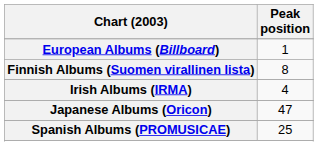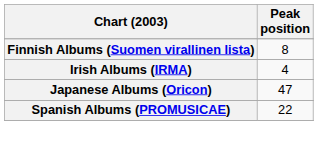- row: (131, 49)
(285, 130) 25 -> (285, 110) 22
